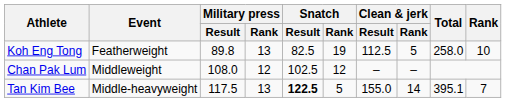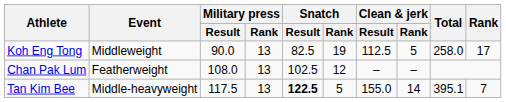(130, 51) Featherweight -> (127, 51) Middleweight
(223, 51) 89.8 -> (223, 51) 90.0
(483, 51) 10 -> (483, 51) 17
(127, 70) Middleweight -> (130, 70) Featherweight
(264, 70) 12 -> (264, 70) 13
